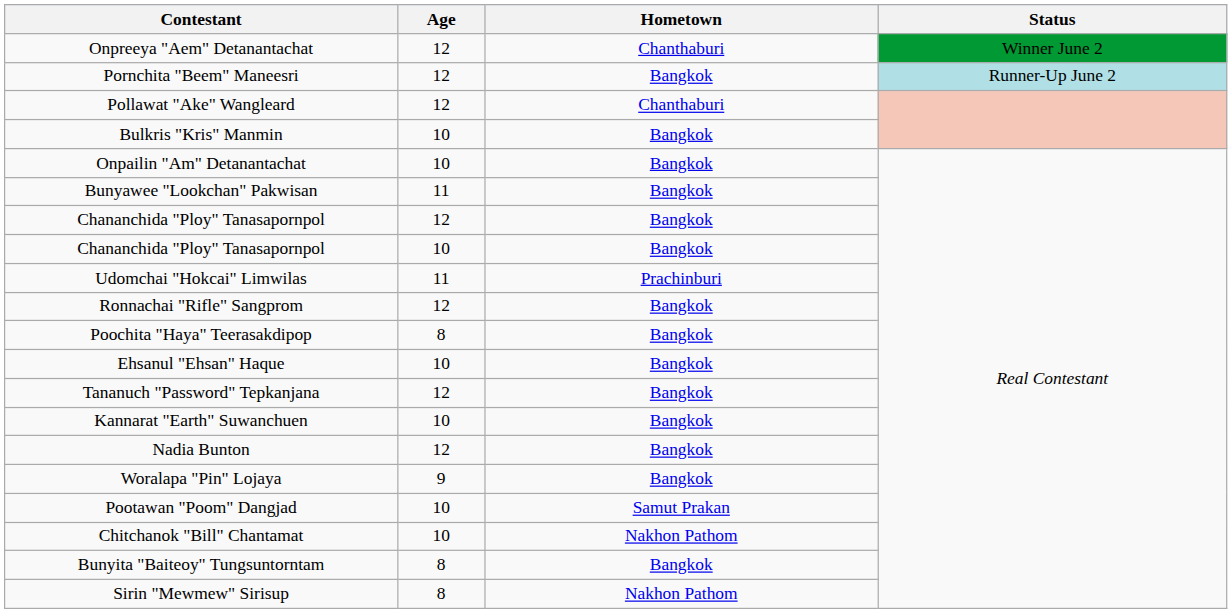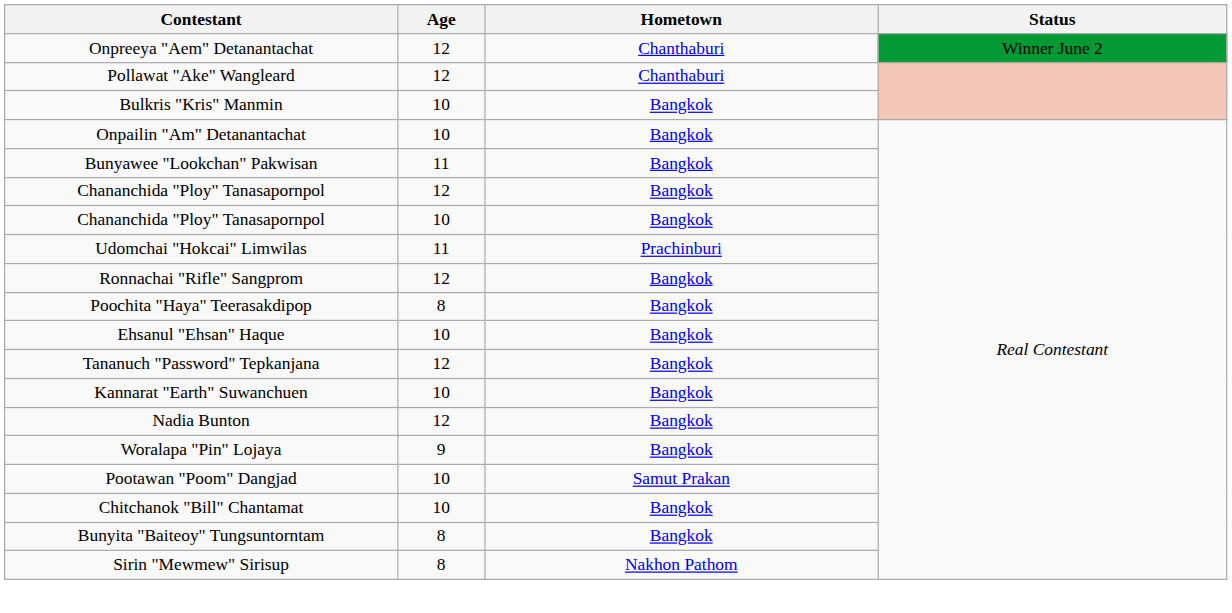- row: (201, 76)
(681, 536) Nakhon Pathom -> (681, 507) Bangkok
